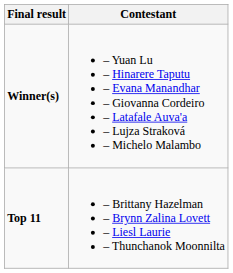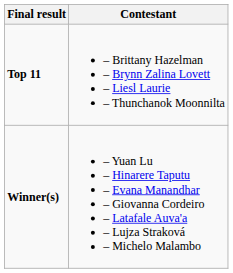rows swapped: (33, 96) <-> (24, 218)
